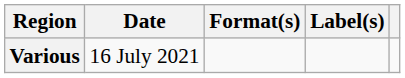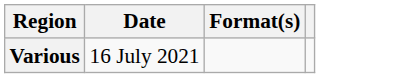- column: (347, 21)
